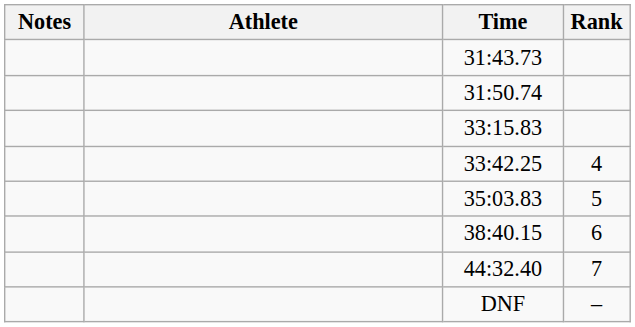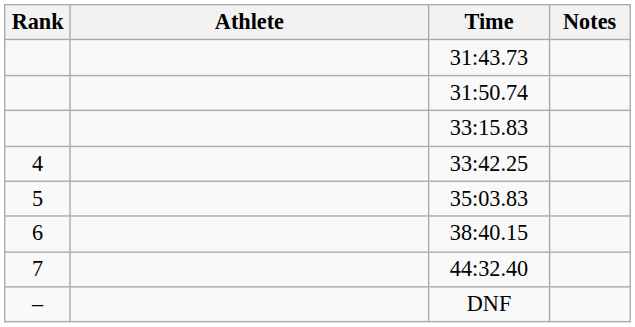columns swapped: (597, 22) <-> (45, 22)
